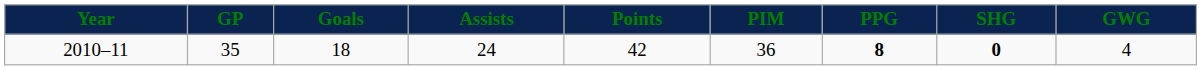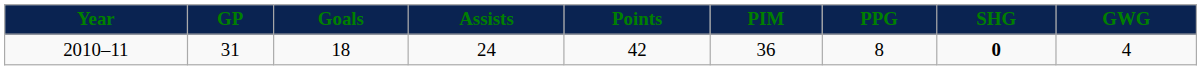(230, 49) 35 -> (230, 49) 31
(879, 49) bold -> (879, 49) normal
